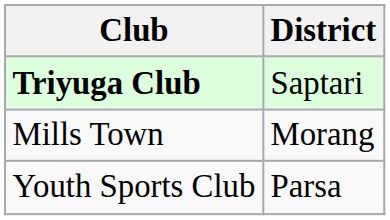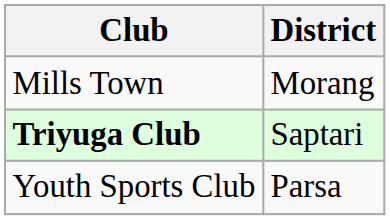rows swapped: (107, 82) <-> (88, 134)
